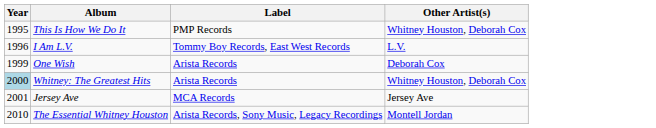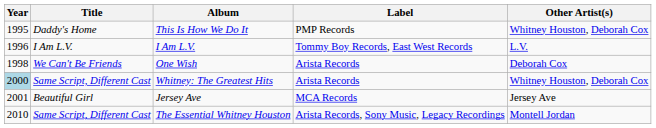+ column: (92, 13)
(18, 64) 1999 -> (18, 64) 1998
